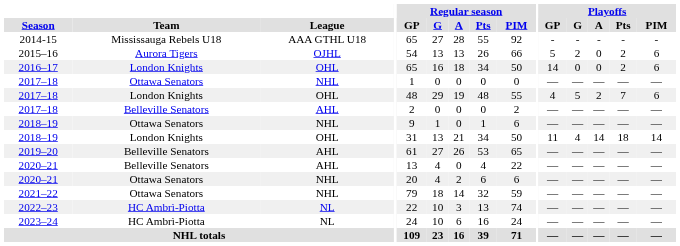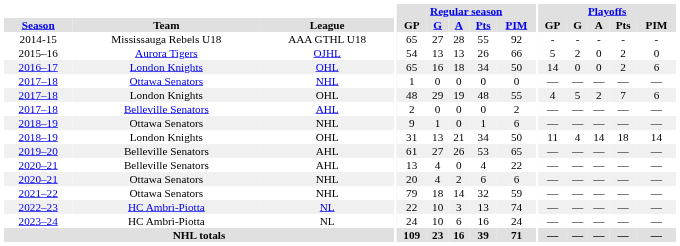(656, 53) 6 -> (656, 53) 0
